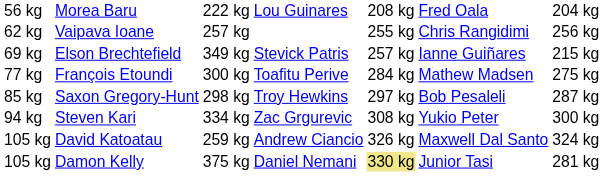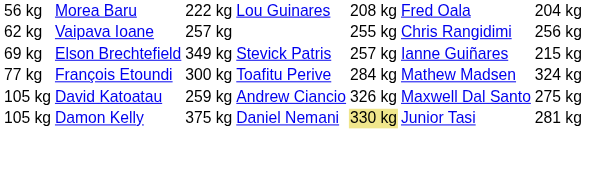(576, 75) 275 kg -> (558, 75) 324 kg
- row: (127, 97)
- row: (95, 118)
(576, 140) 324 kg -> (558, 97) 275 kg
